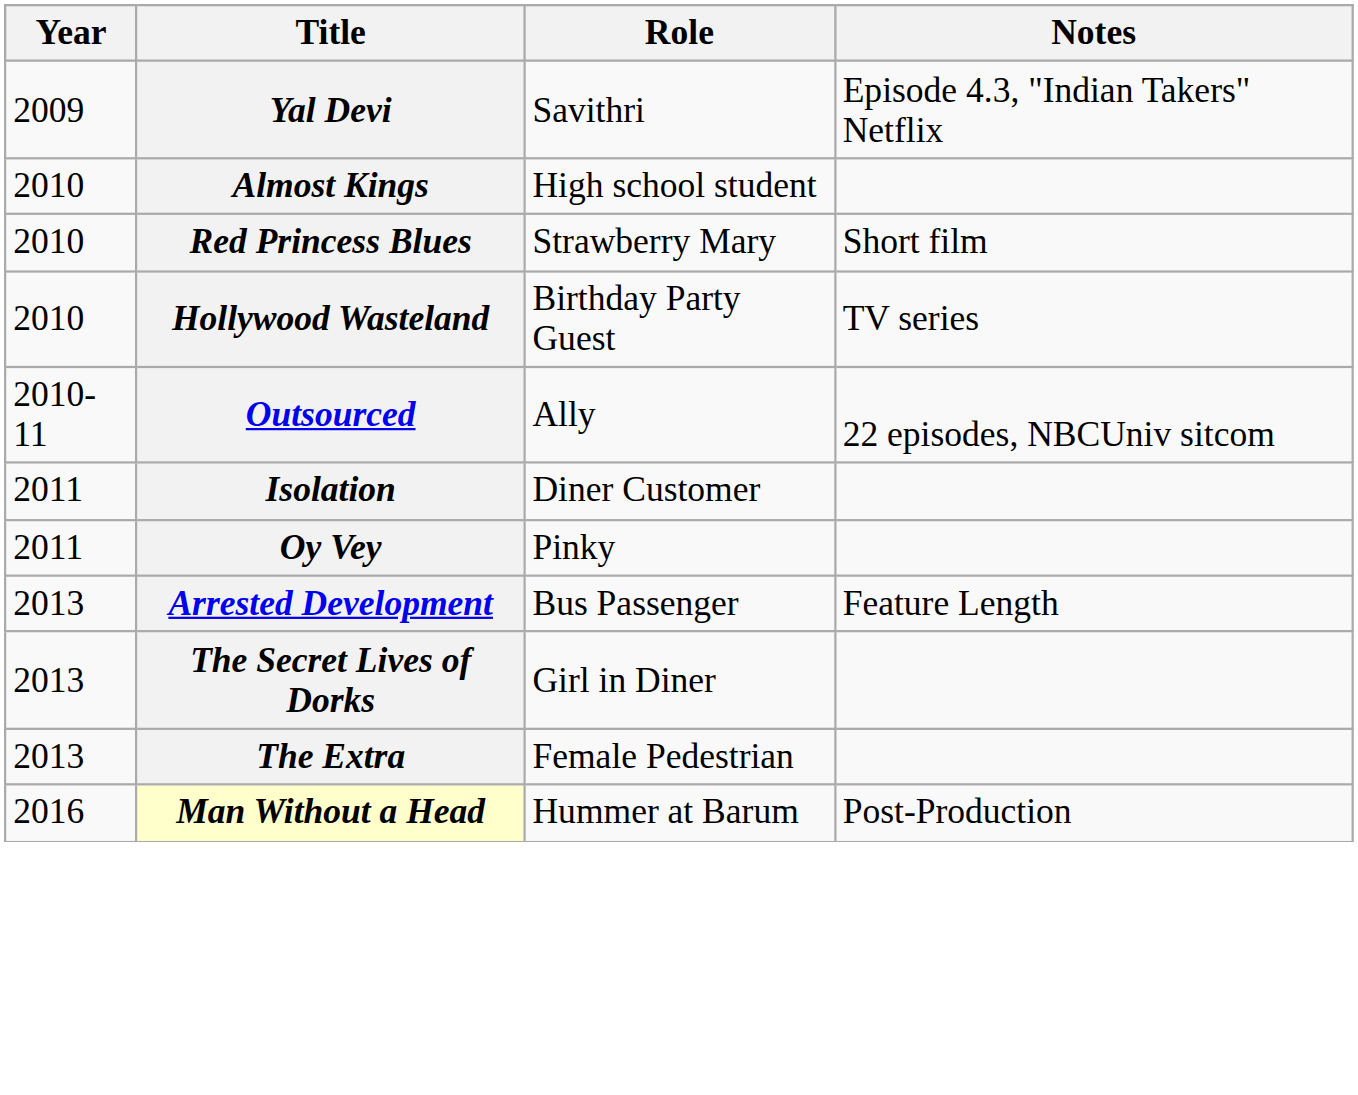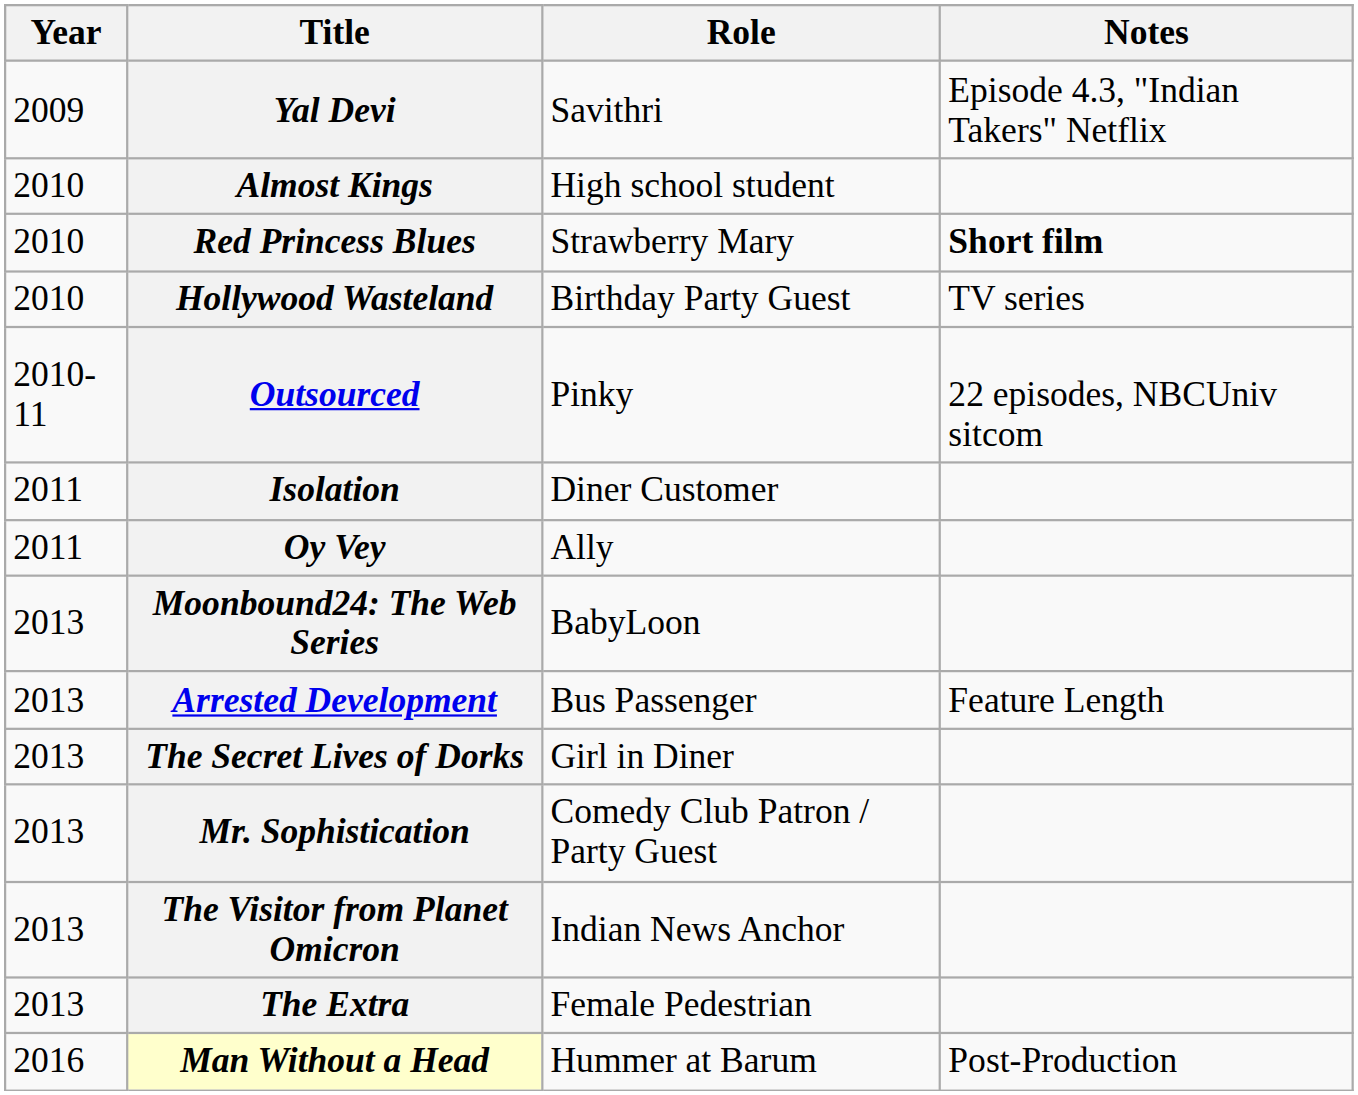(915, 241) normal -> (1026, 241) bold
(564, 414) Ally -> (592, 394) Pinky
(574, 546) Pinky -> (582, 546) Ally
+ row: (335, 623)
+ row: (335, 832)
+ row: (335, 928)
